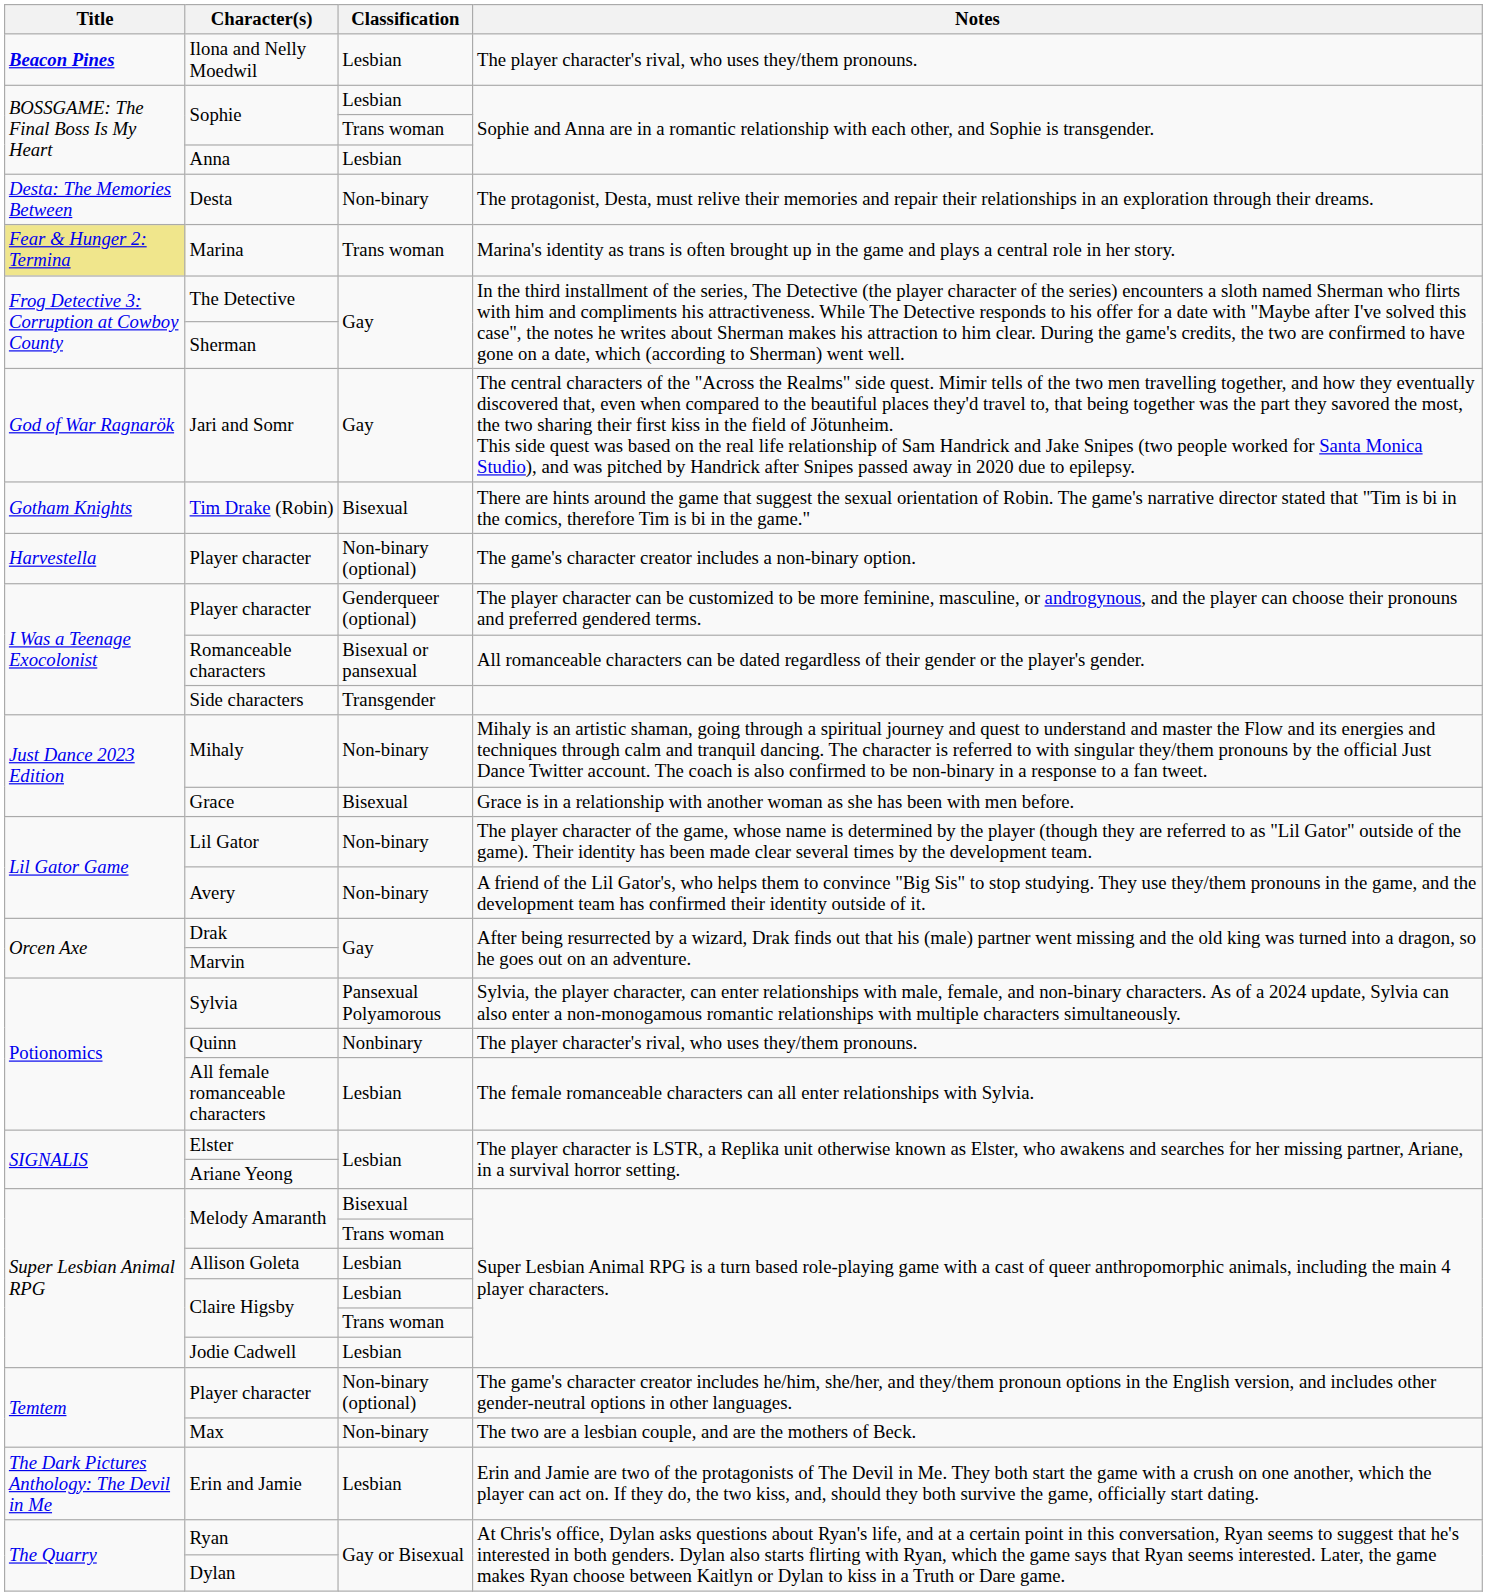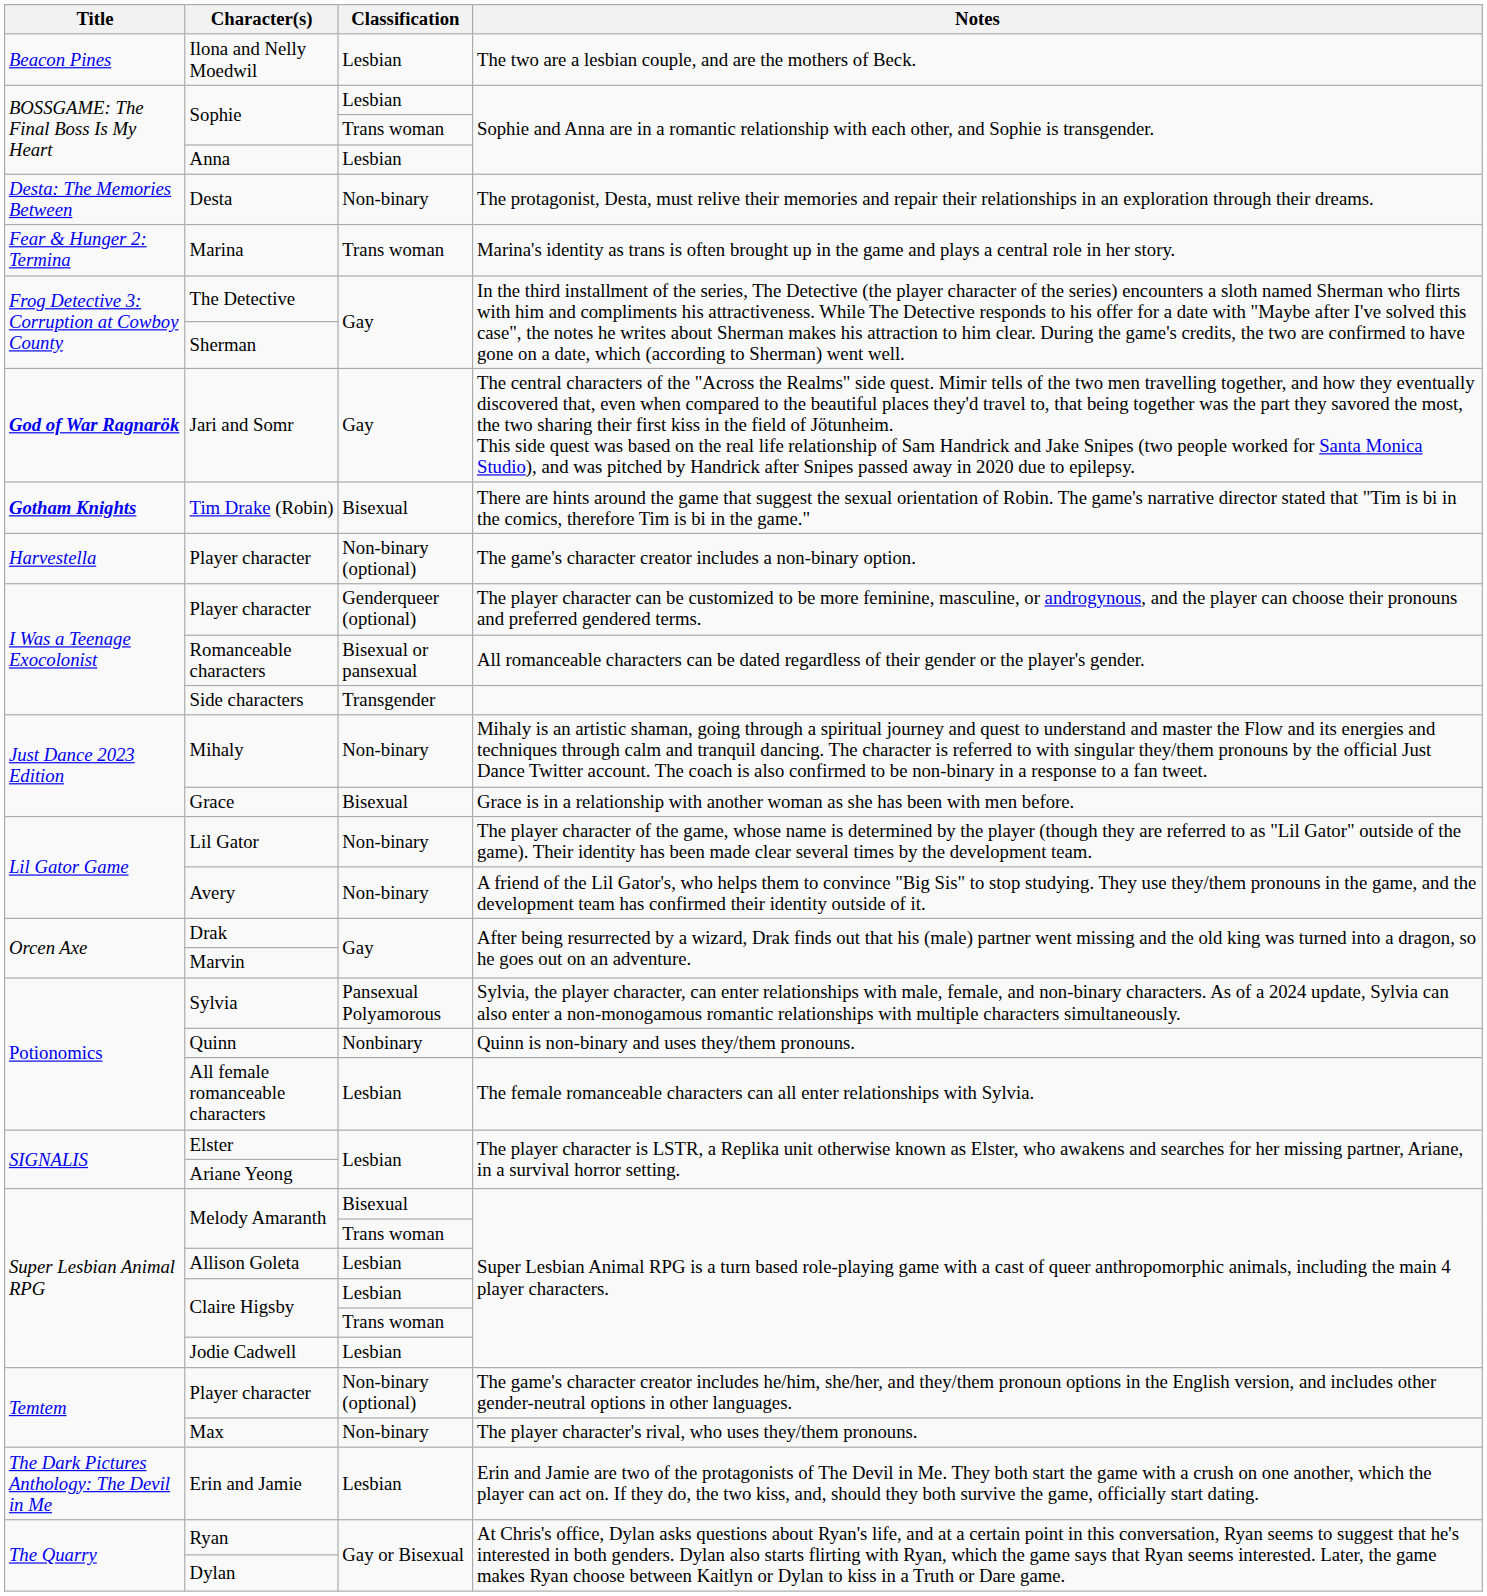(62, 59) bold -> (60, 59) normal
(697, 59) The player character's rival, who uses they/them pronouns. -> (697, 59) The two are a lesbian couple, and are the mothers of Beck.
(78, 250) khaki background -> (78, 250) no background
(91, 425) normal -> (94, 425) bold
(71, 507) normal -> (73, 507) bold
(697, 1042) The player character's rival, who uses they/them pronouns. -> (666, 1042) Quinn is non-binary and uses they/them pronouns.
(697, 1432) The two are a lesbian couple, and are the mothers of Beck. -> (697, 1432) The player character's rival, who uses they/them pronouns.
